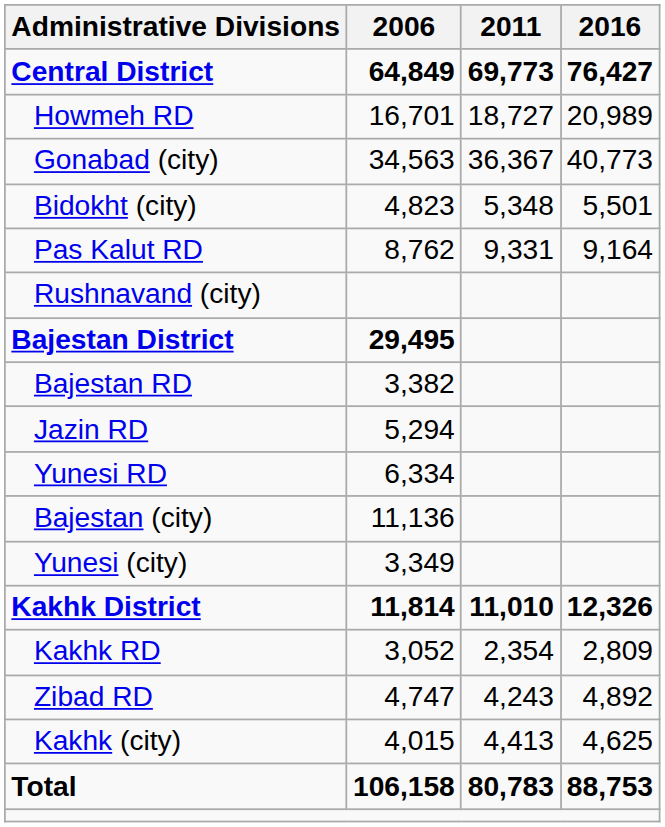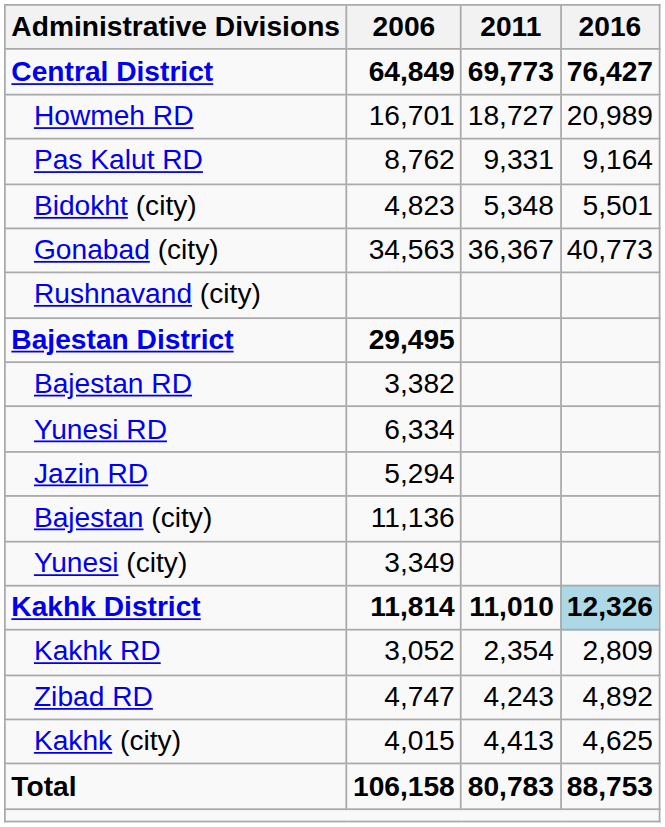rows swapped: (118, 250) <-> (126, 160)
rows swapped: (91, 428) <-> (100, 473)
(610, 607) no background -> (610, 607) lightblue background
